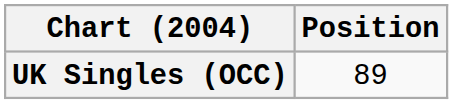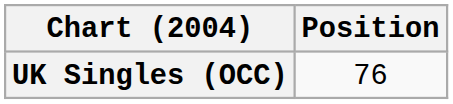(370, 75) 89 -> (370, 75) 76
